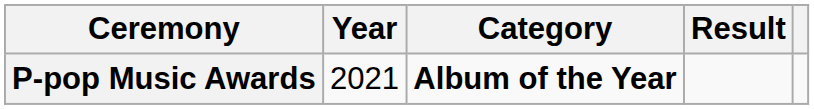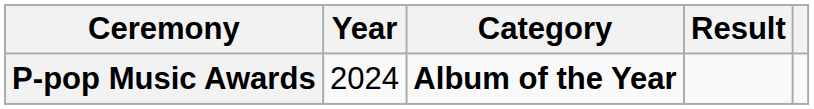(365, 78) 2021 -> (365, 78) 2024
